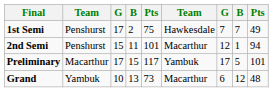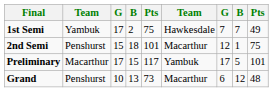(85, 29) Penshurst -> (82, 29) Yambuk
(133, 45) 11 -> (134, 45) 18
(255, 45) 94 -> (255, 45) 75
(82, 78) Yambuk -> (85, 78) Penshurst
